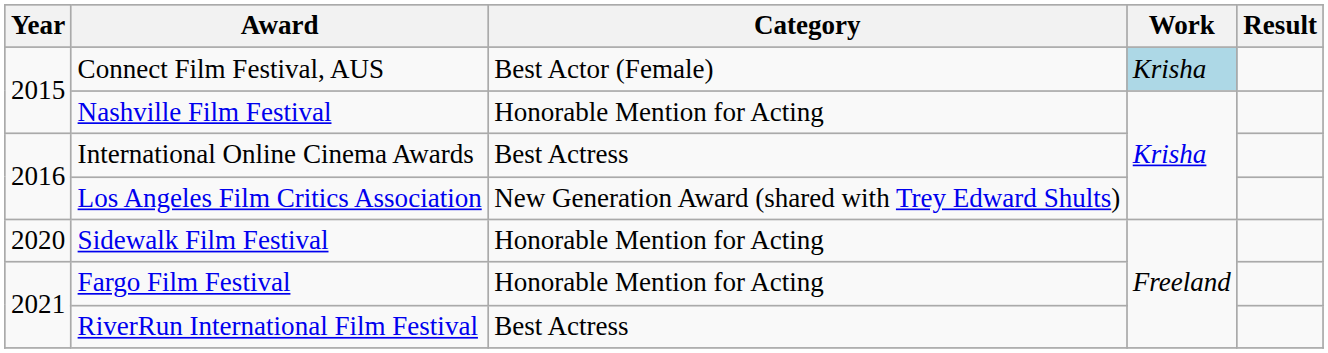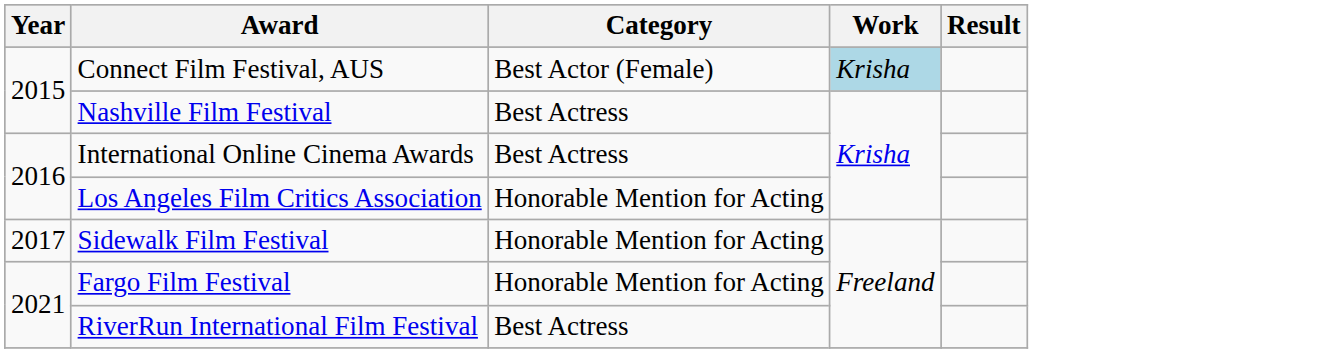(659, 111) Honorable Mention for Acting -> (561, 111) Best Actress
(807, 197) New Generation Award (shared with Trey Edward Shults) -> (659, 197) Honorable Mention for Acting
(38, 240) 2020 -> (38, 240) 2017
